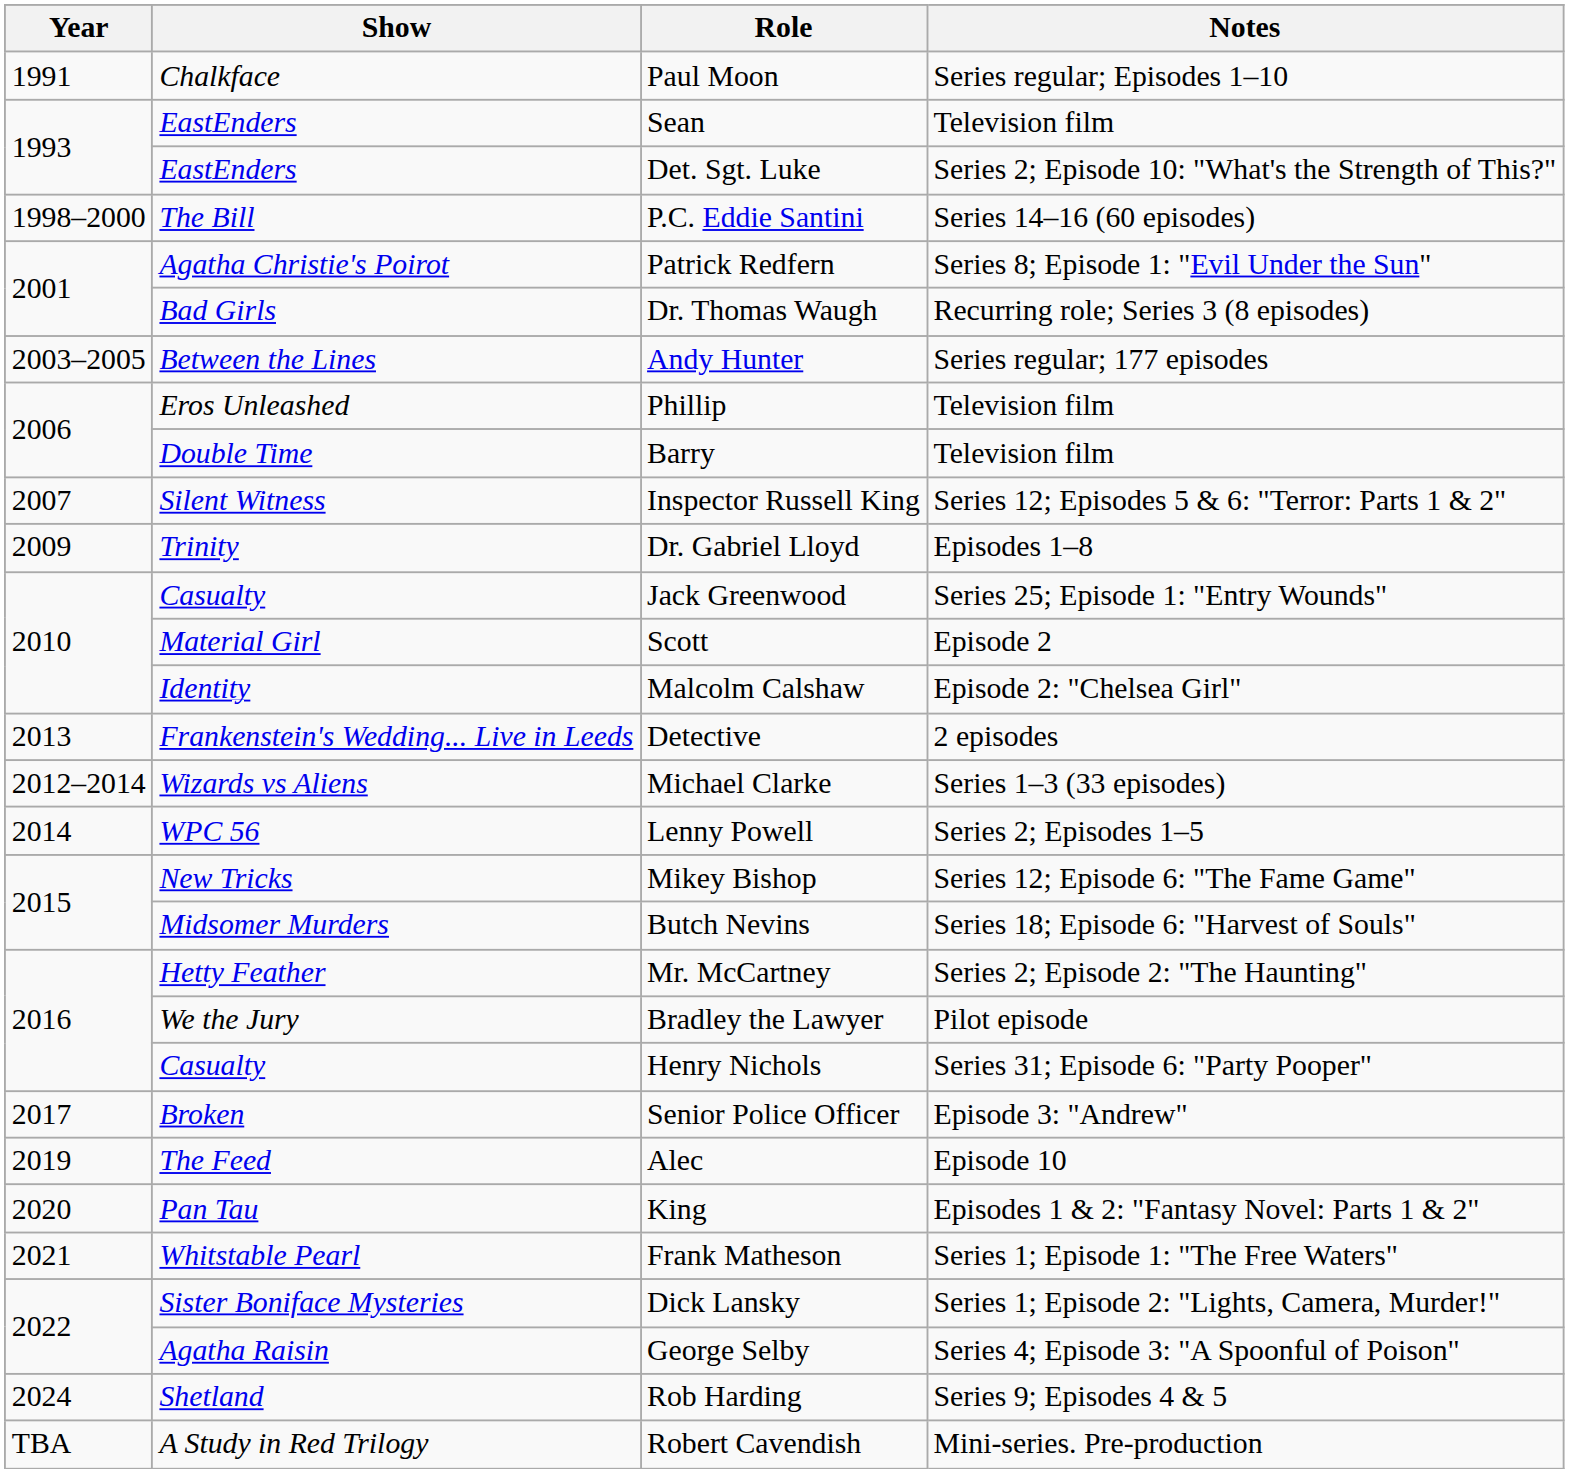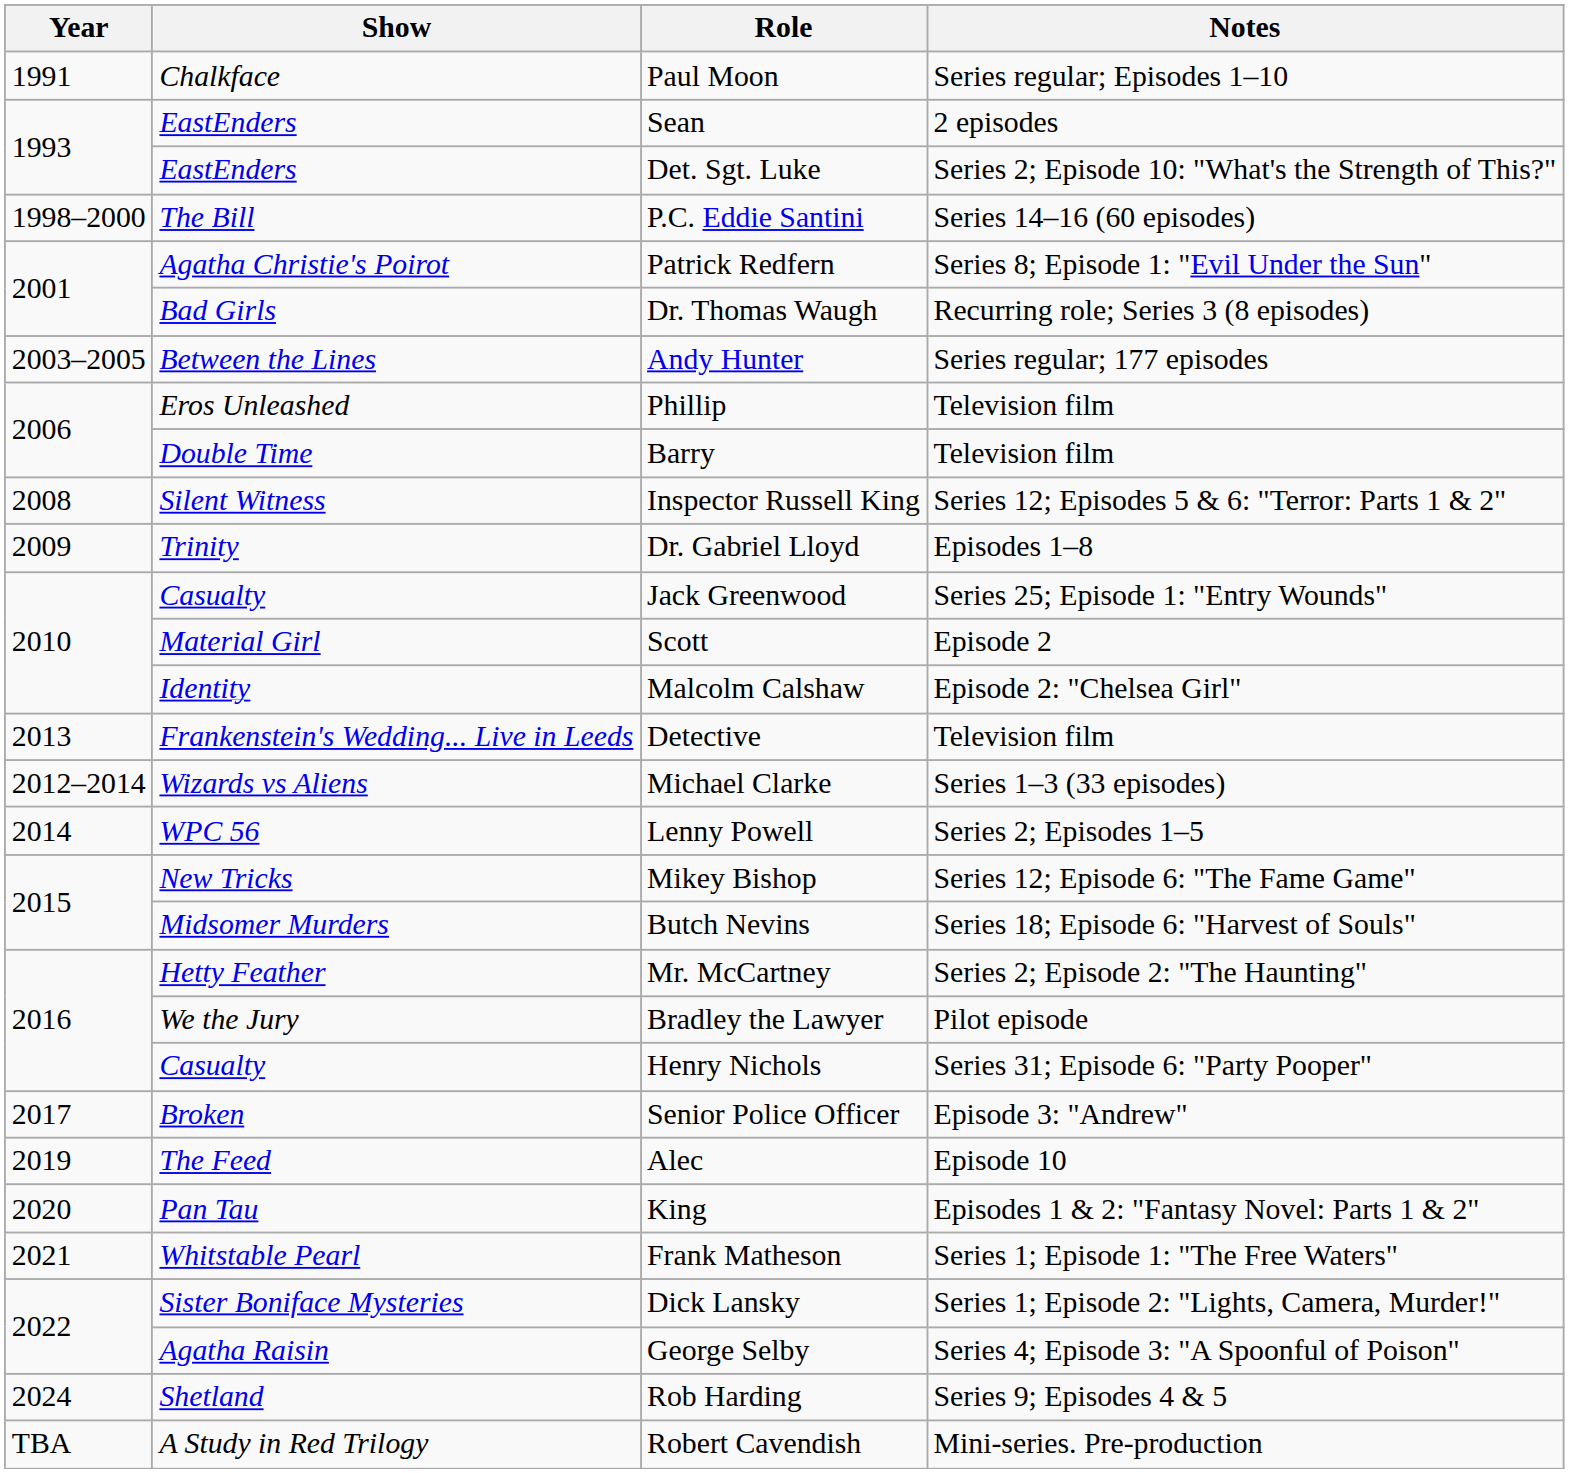(1024, 122) Television film -> (996, 122) 2 episodes
(42, 500) 2007 -> (42, 500) 2008
(996, 736) 2 episodes -> (1024, 736) Television film
